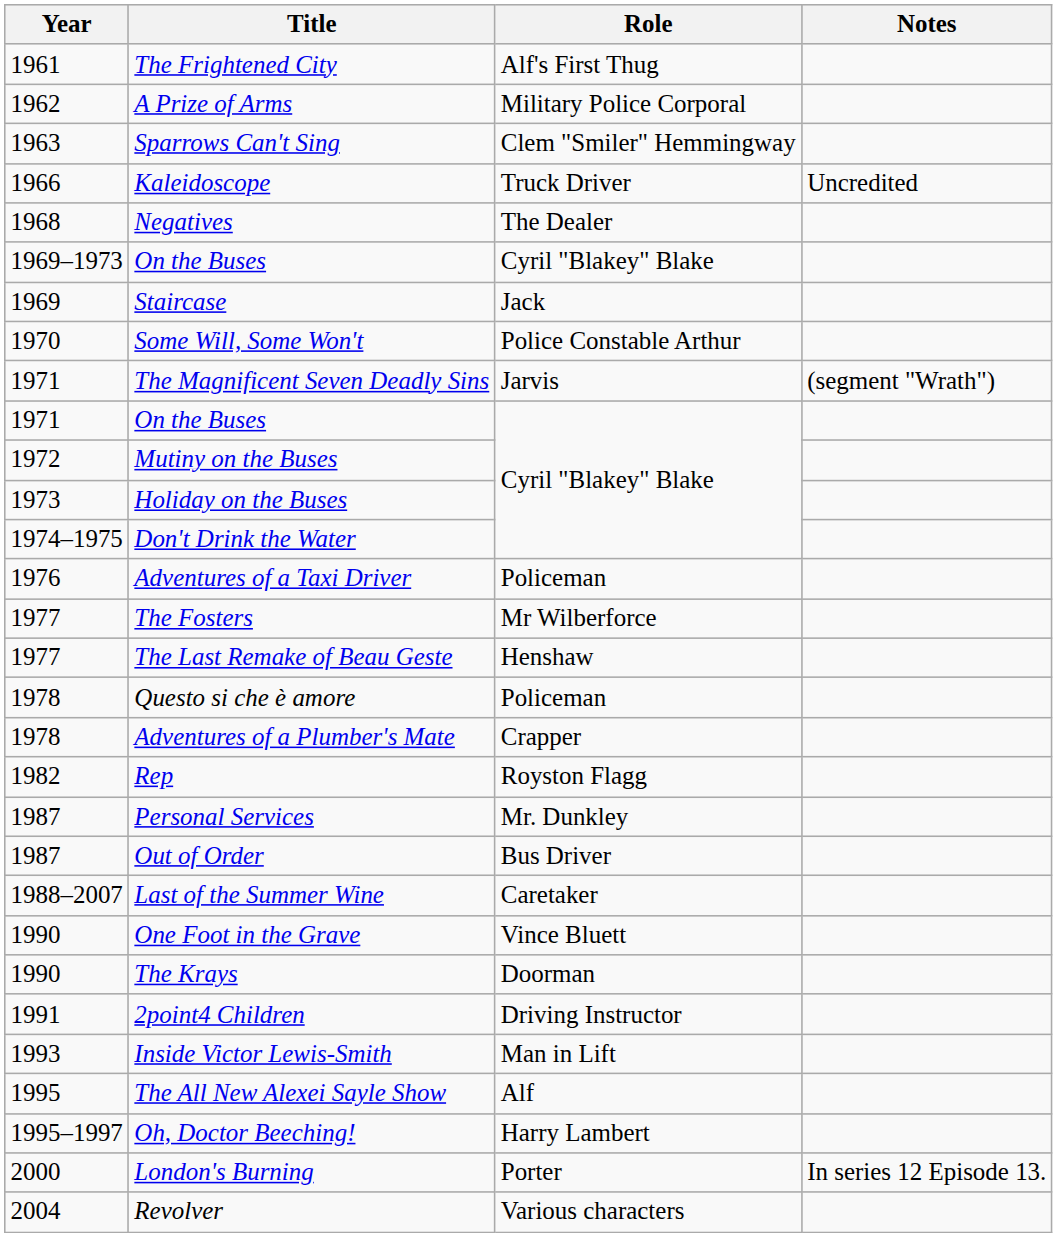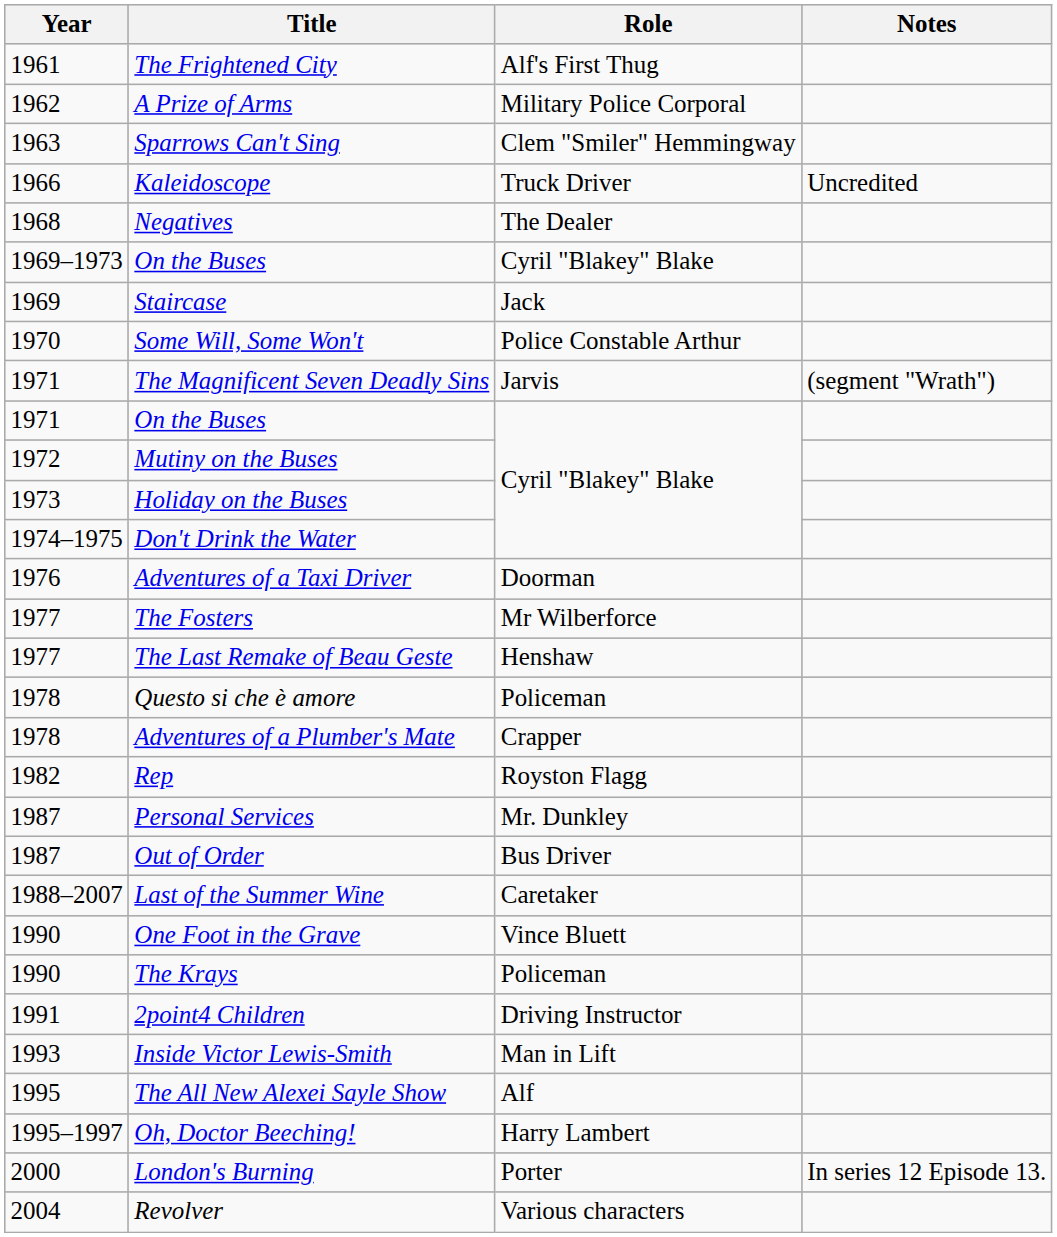(553, 578) Policeman -> (548, 578) Doorman
(548, 974) Doorman -> (553, 974) Policeman
